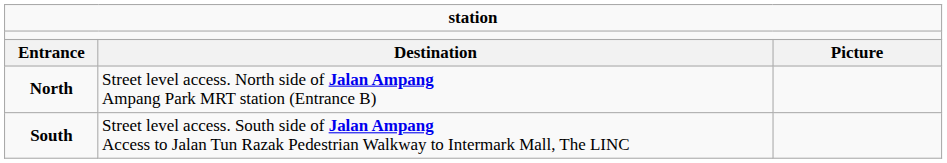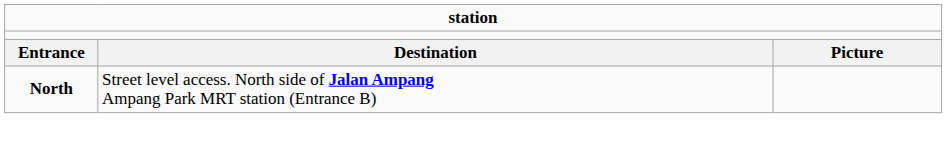- row: (51, 135)
